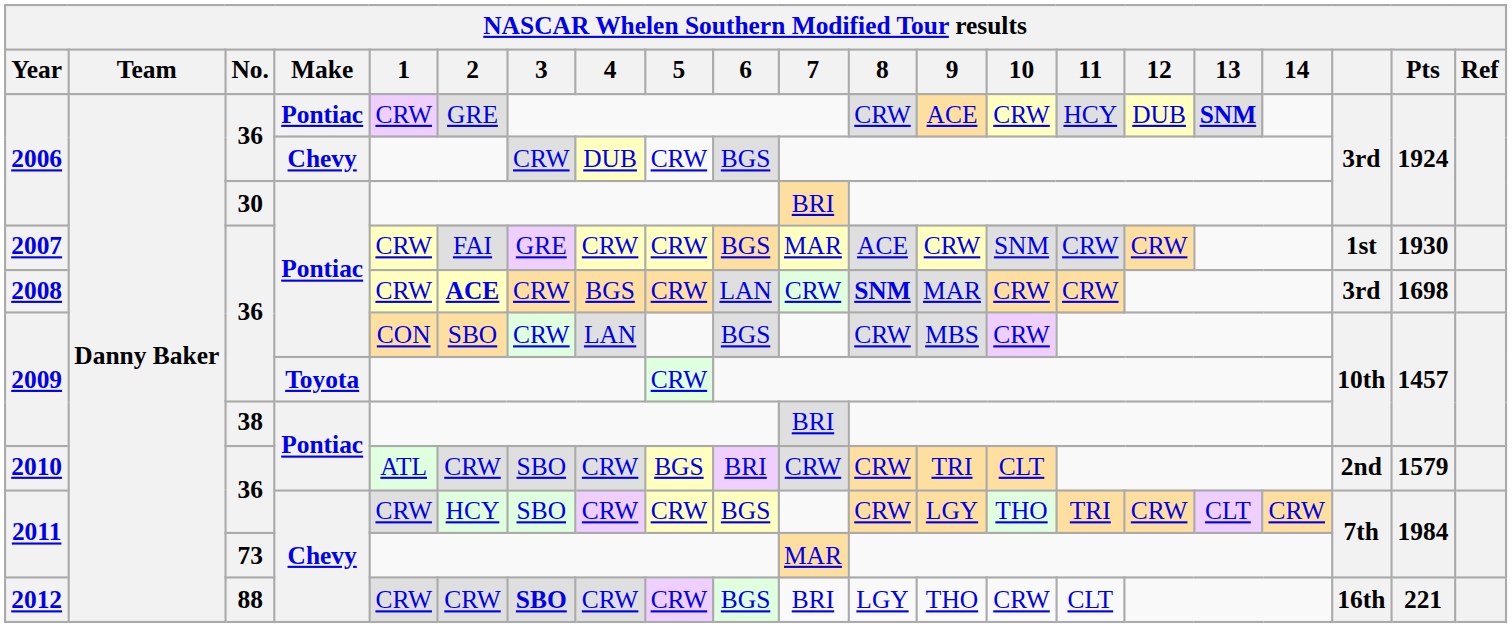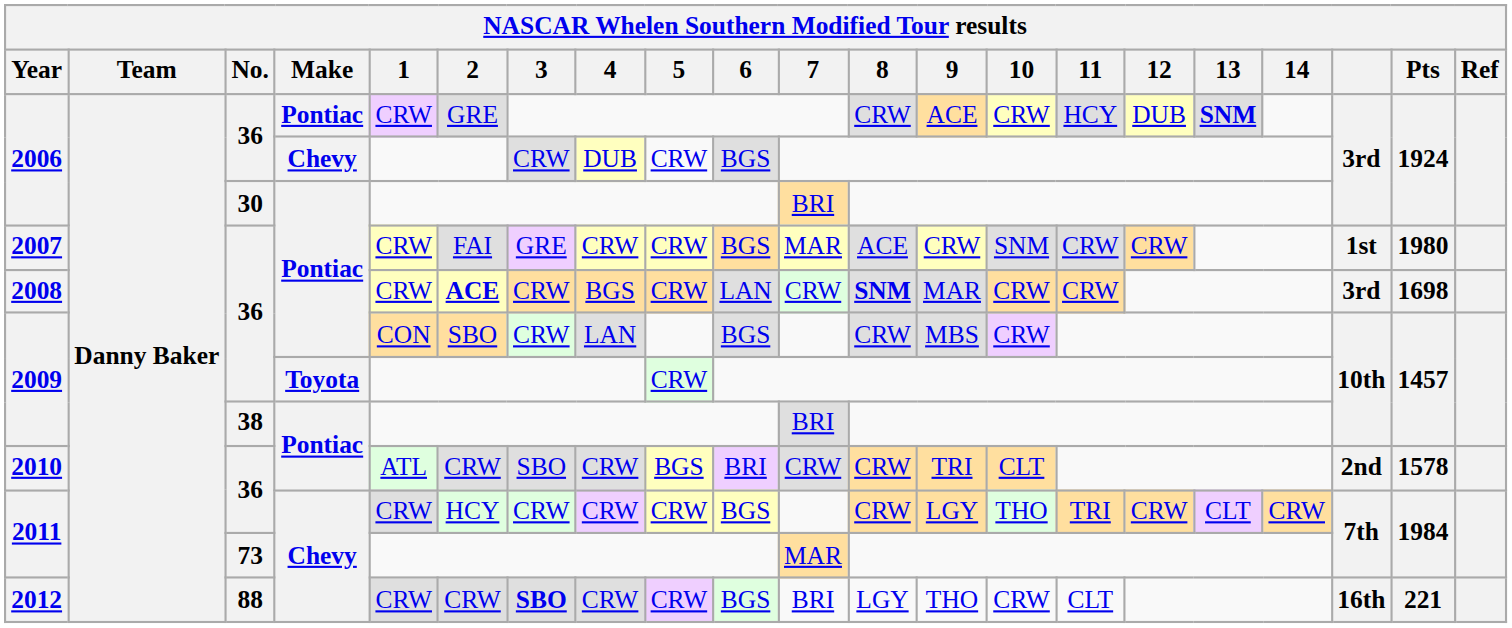(1423, 246) 1930 -> (1423, 246) 1980
(1423, 467) 1579 -> (1423, 467) 1578
(541, 511) SBO -> (541, 511) CRW
